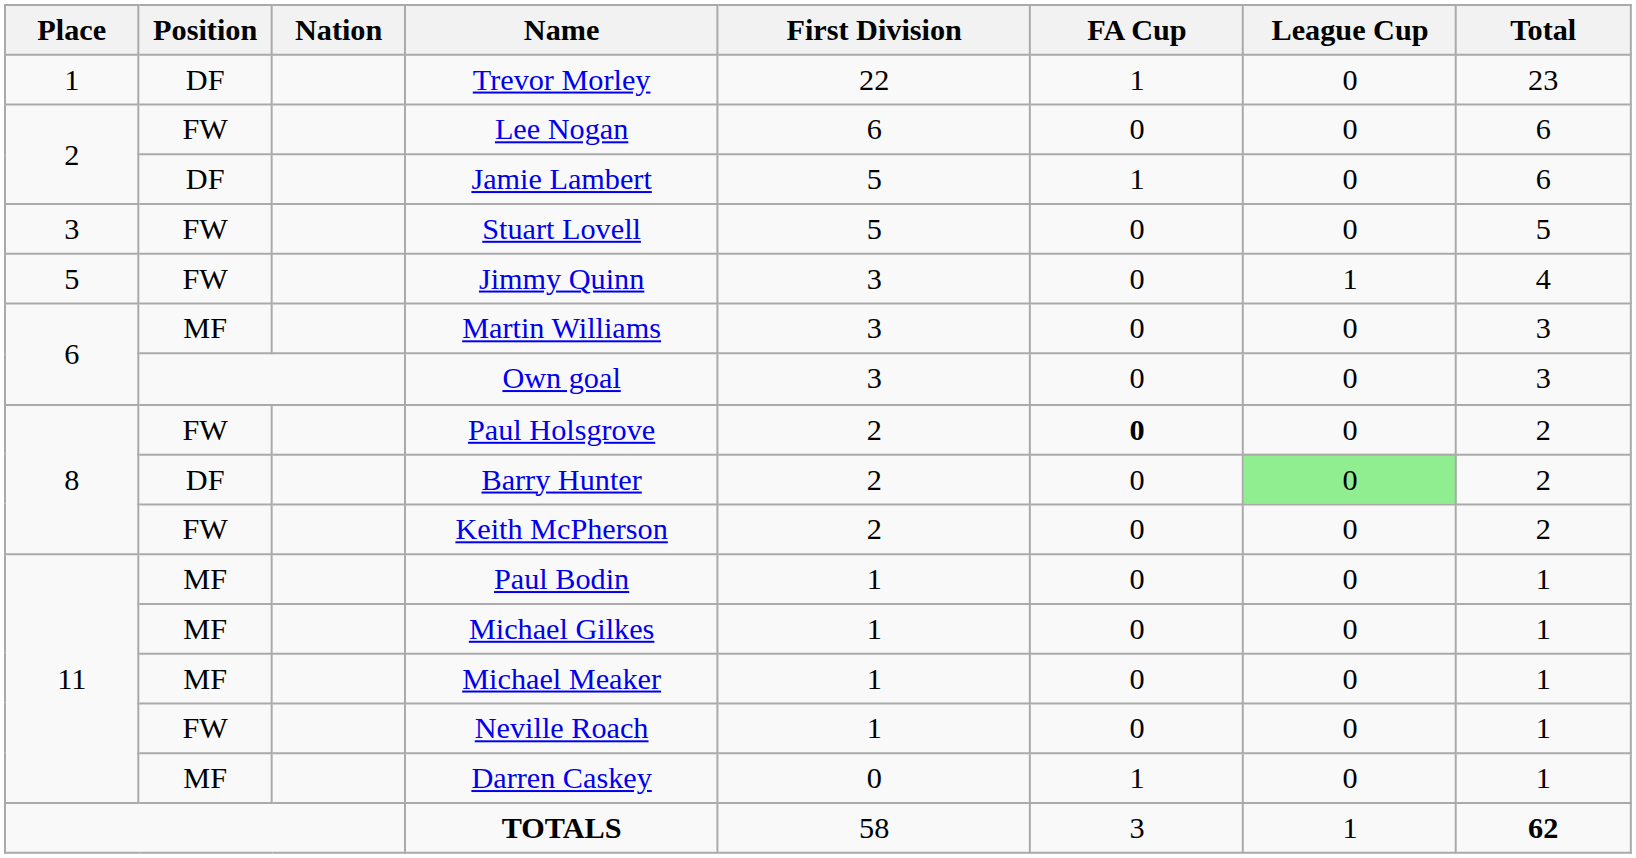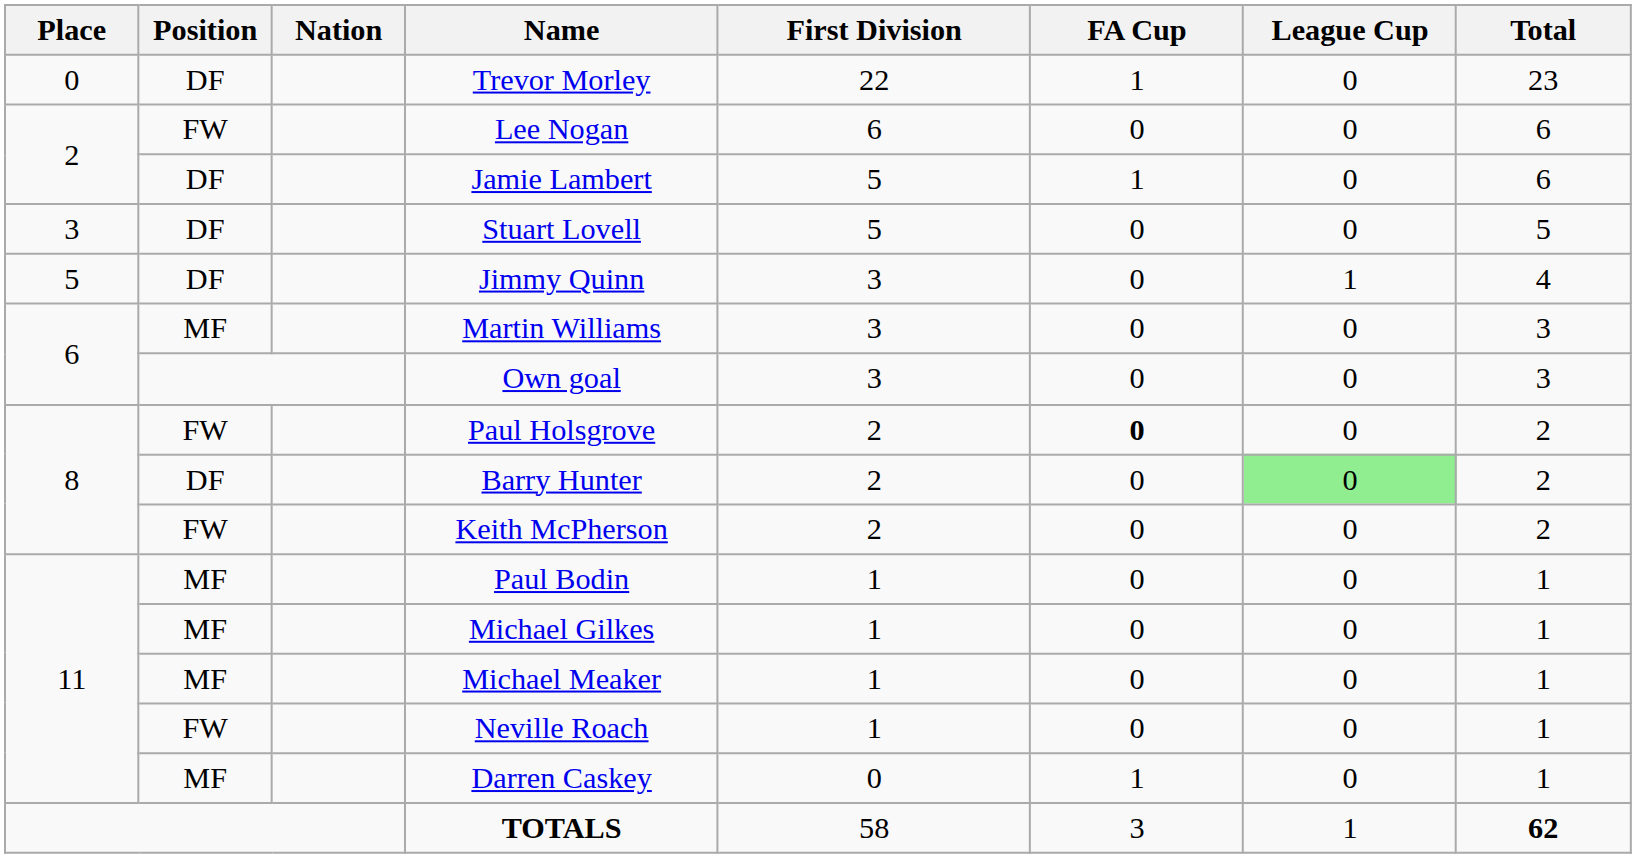(72, 79) 1 -> (72, 79) 0
(205, 229) FW -> (205, 229) DF
(205, 278) FW -> (205, 278) DF
